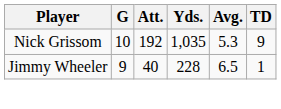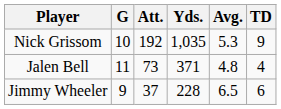+ row: (58, 66)
(151, 66) 40 -> (151, 91) 37
(261, 66) 1 -> (261, 91) 6
